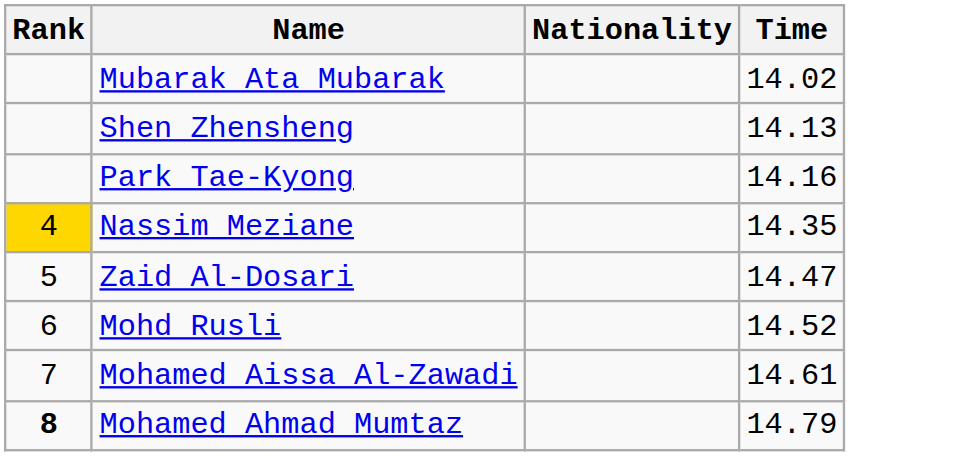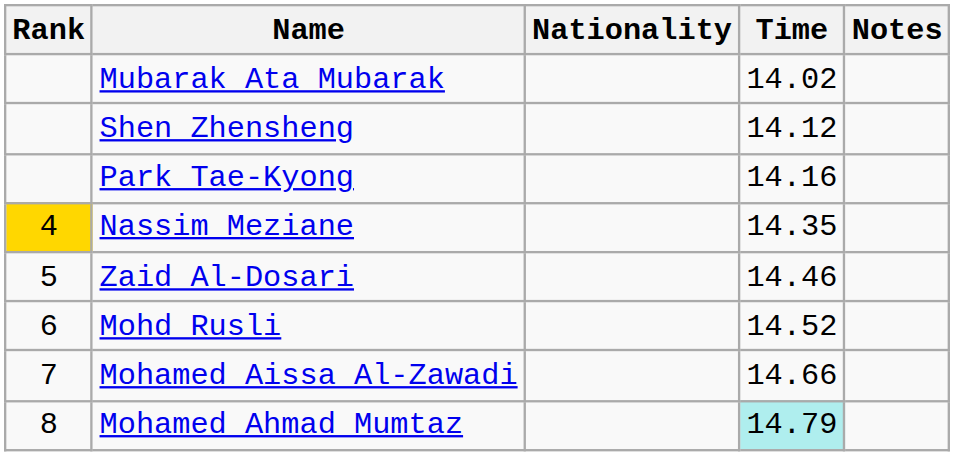+ column: (897, 30)
(792, 129) 14.13 -> (792, 129) 14.12
(792, 277) 14.47 -> (792, 277) 14.46
(792, 375) 14.61 -> (792, 375) 14.66
(49, 425) bold -> (49, 425) normal
(792, 425) no background -> (792, 425) paleturquoise background
